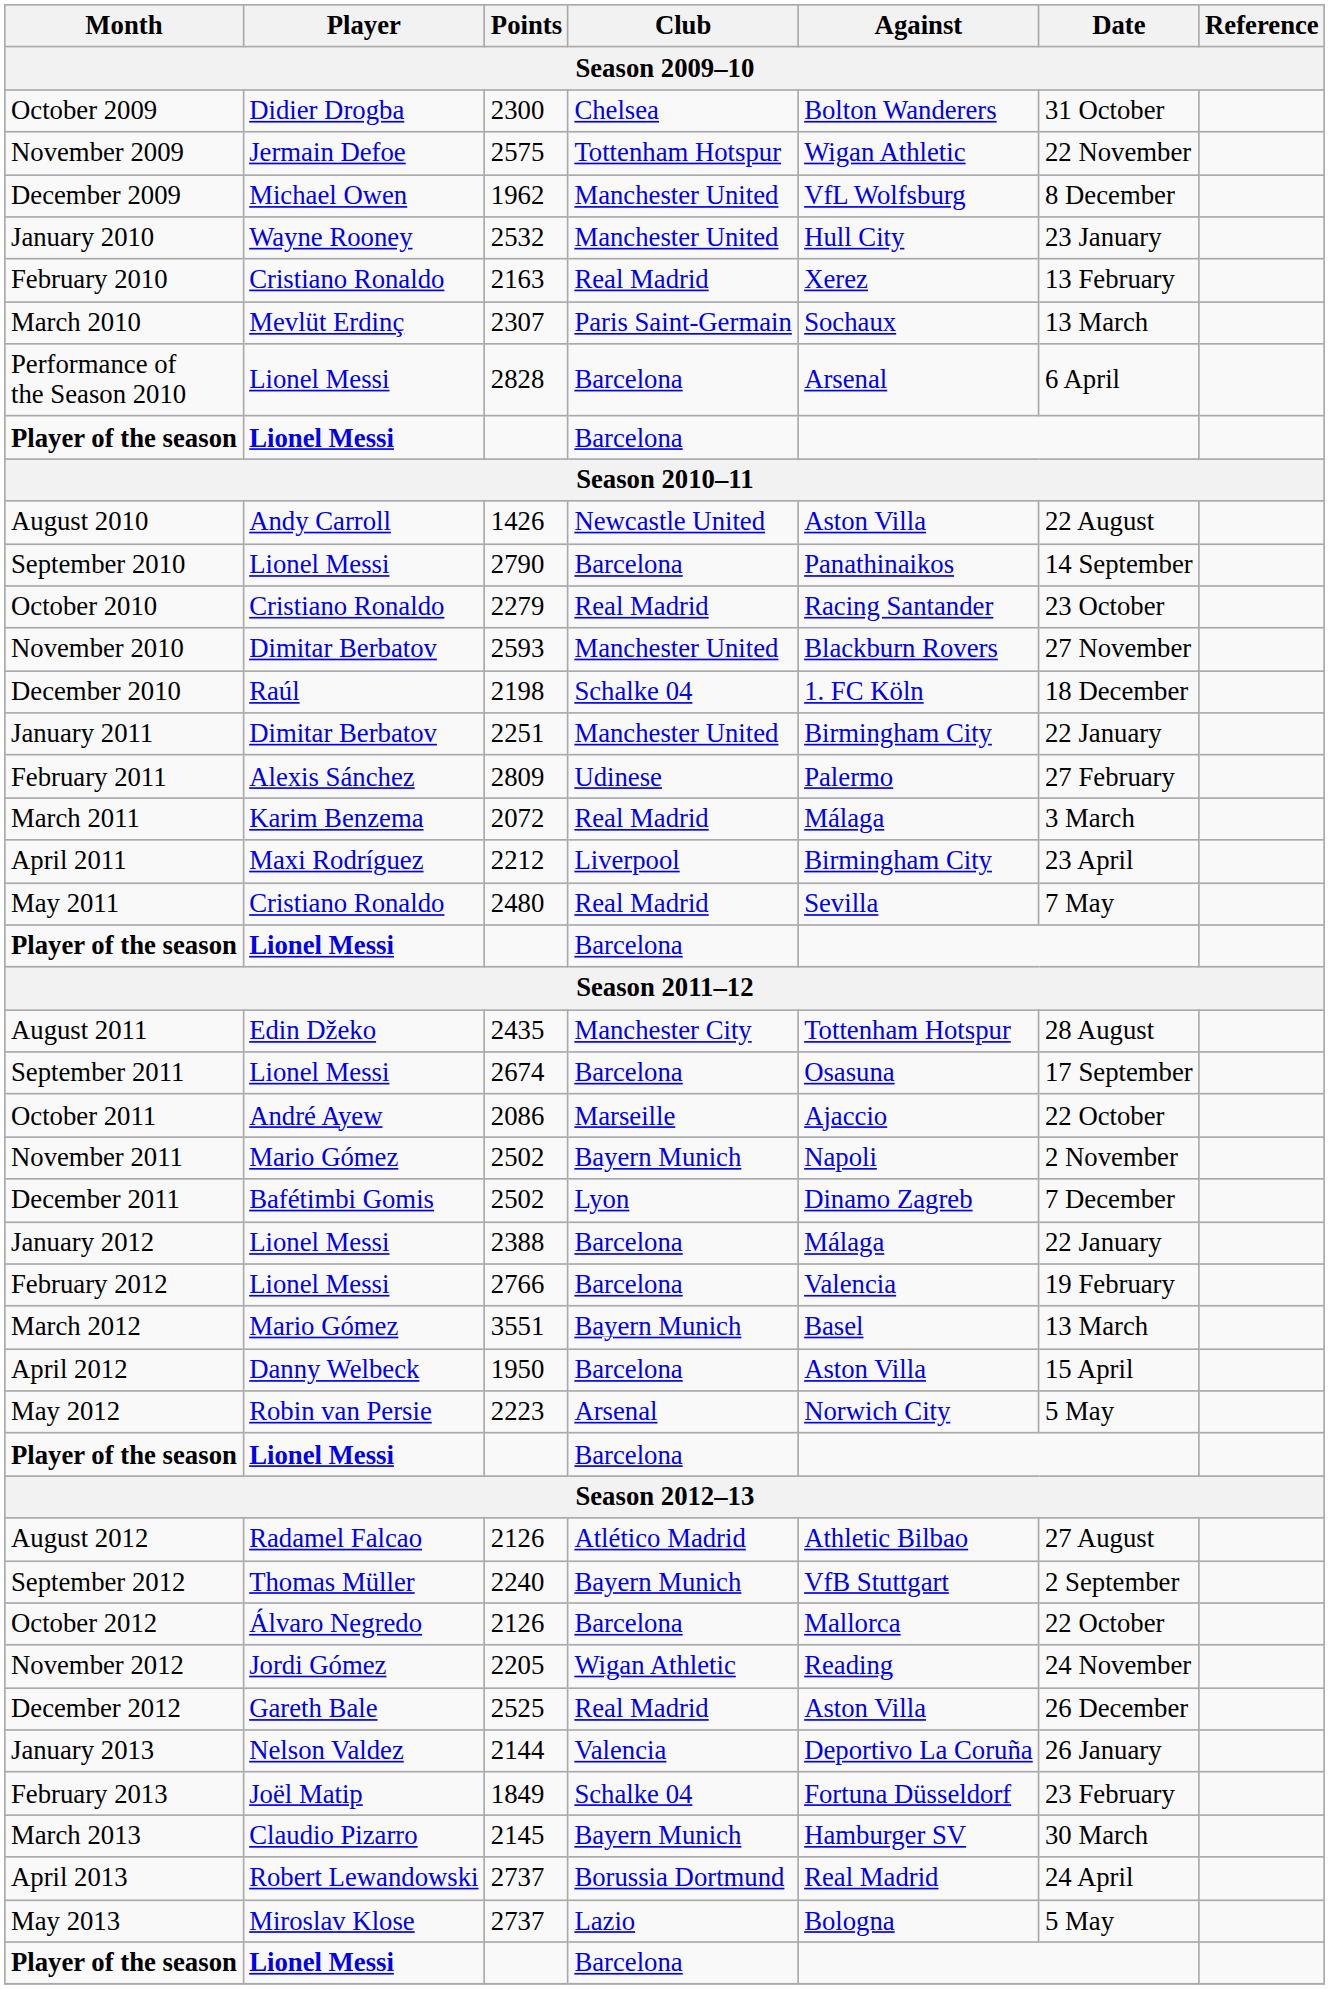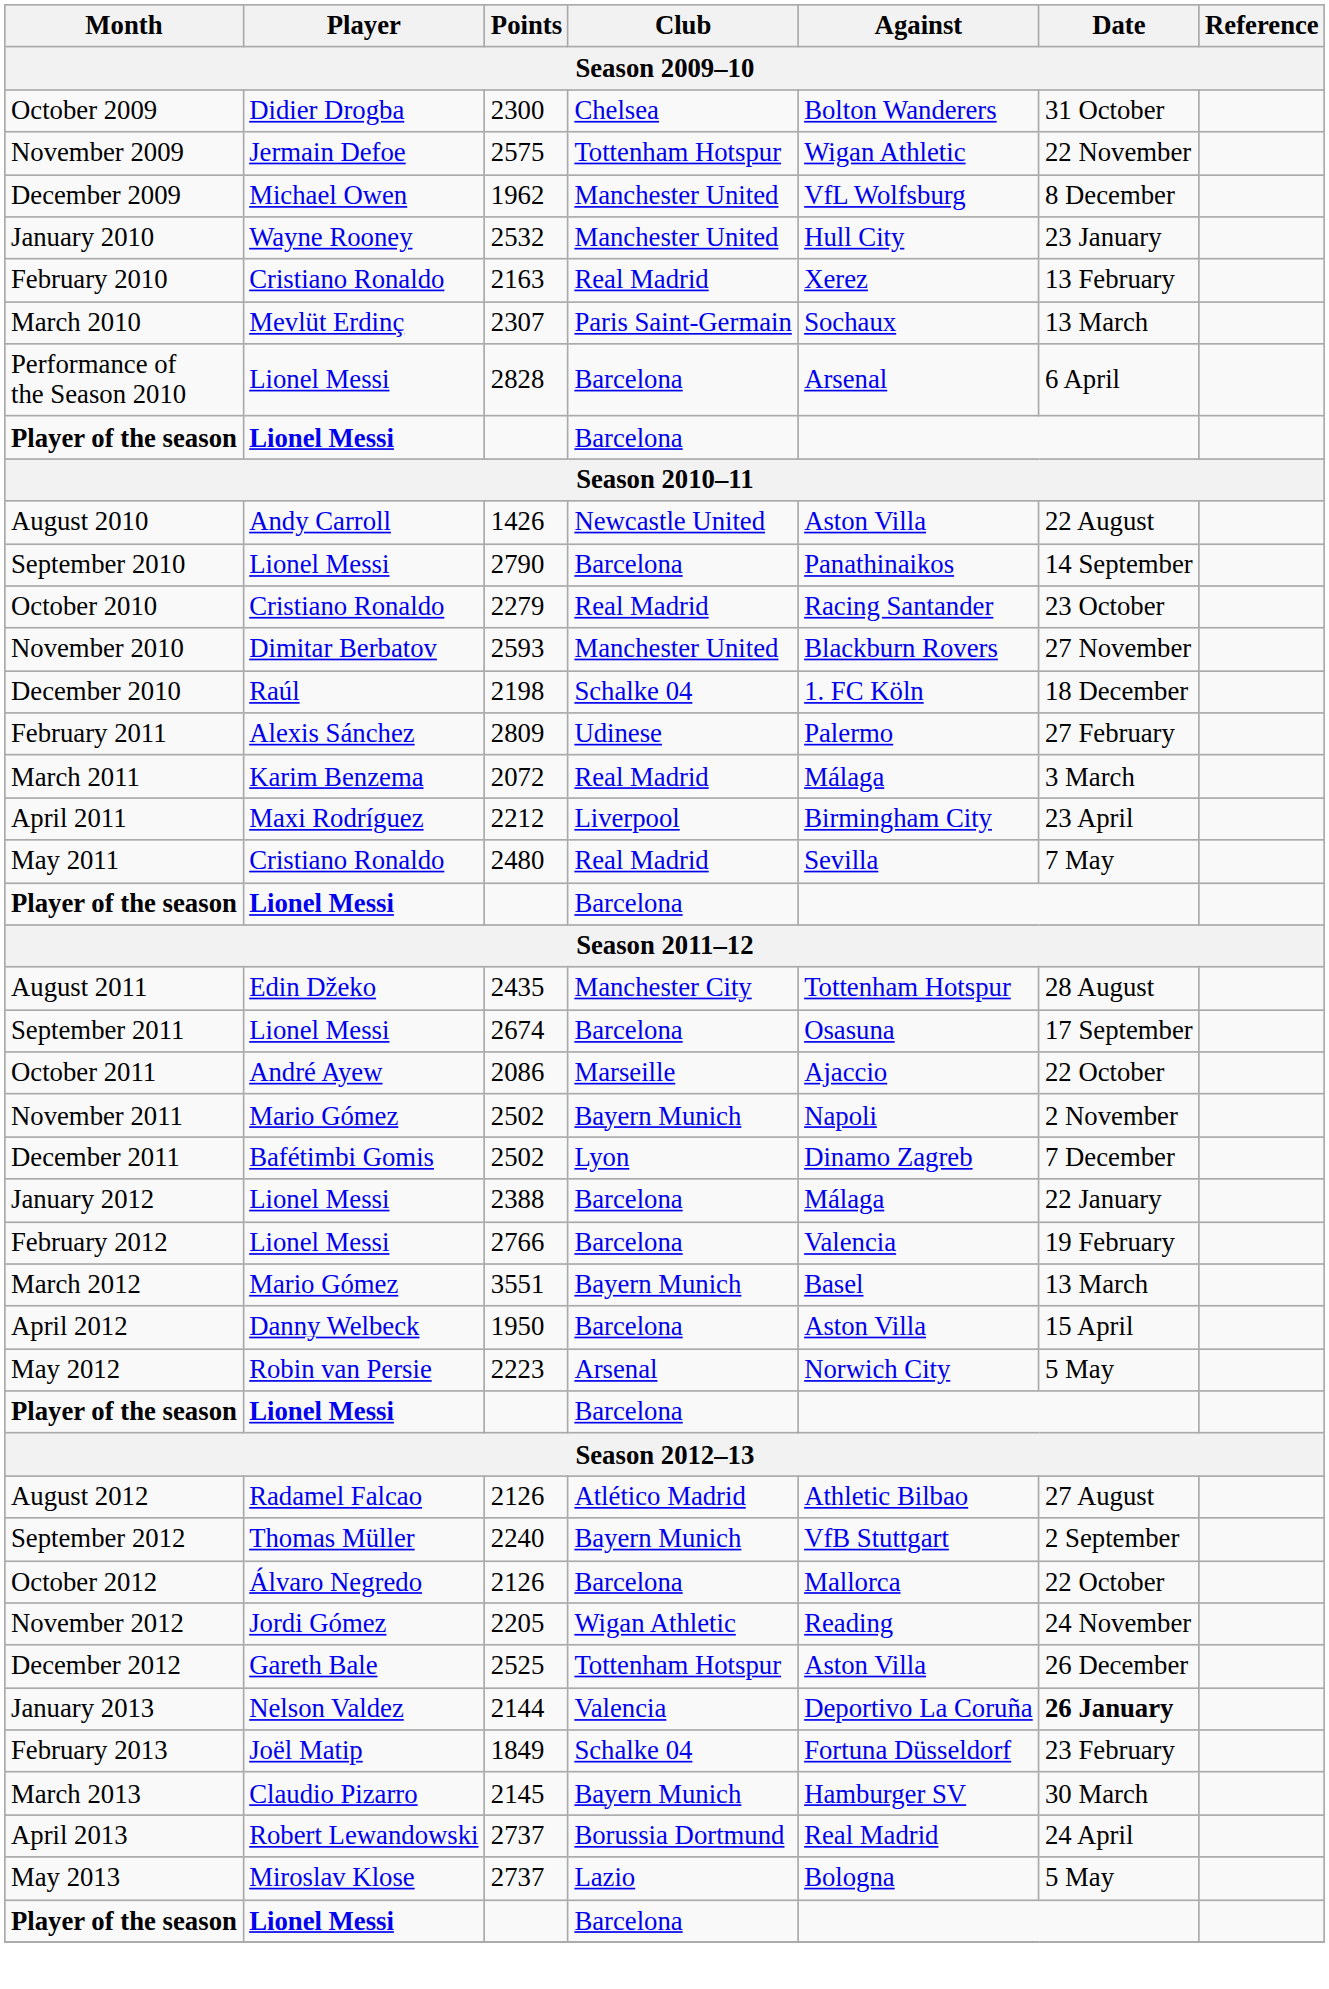- row: (82, 733)
(642, 1708) Real Madrid -> (678, 1666) Tottenham Hotspur
(1103, 1750) normal -> (1109, 1708) bold
